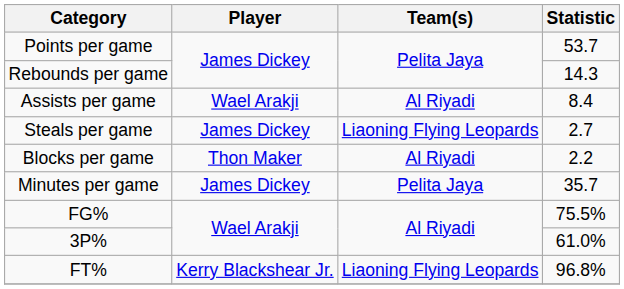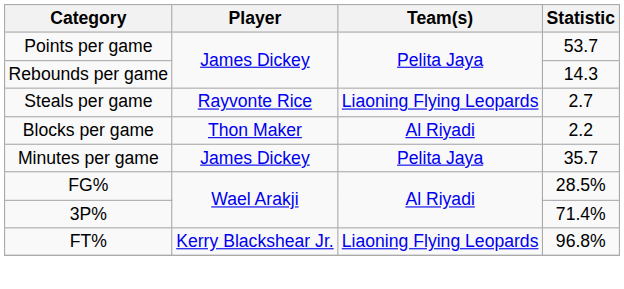- row: (88, 102)
(255, 130) James Dickey -> (255, 102) Rayvonte Rice
(581, 213) 75.5% -> (581, 185) 28.5%
(581, 241) 61.0% -> (581, 213) 71.4%
